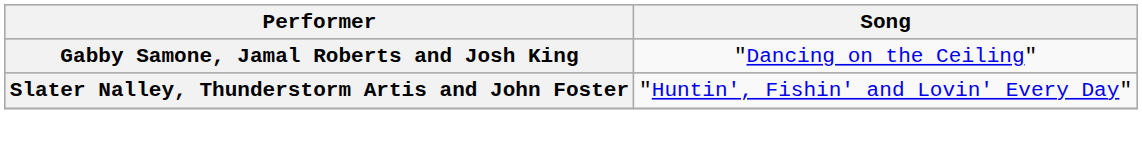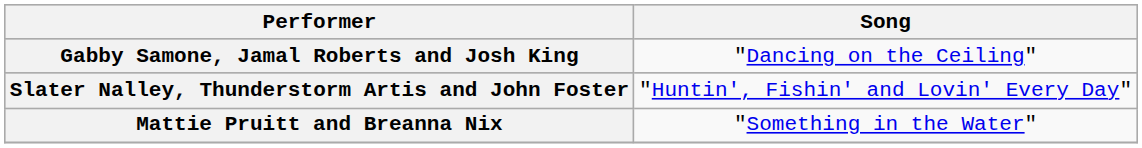+ row: (319, 125)
